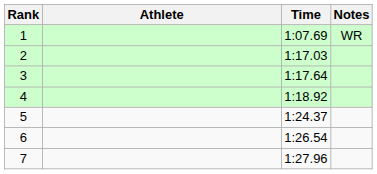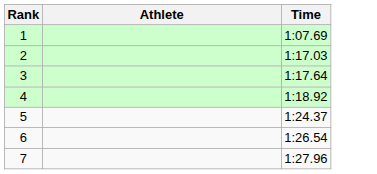- column: (352, 14)
